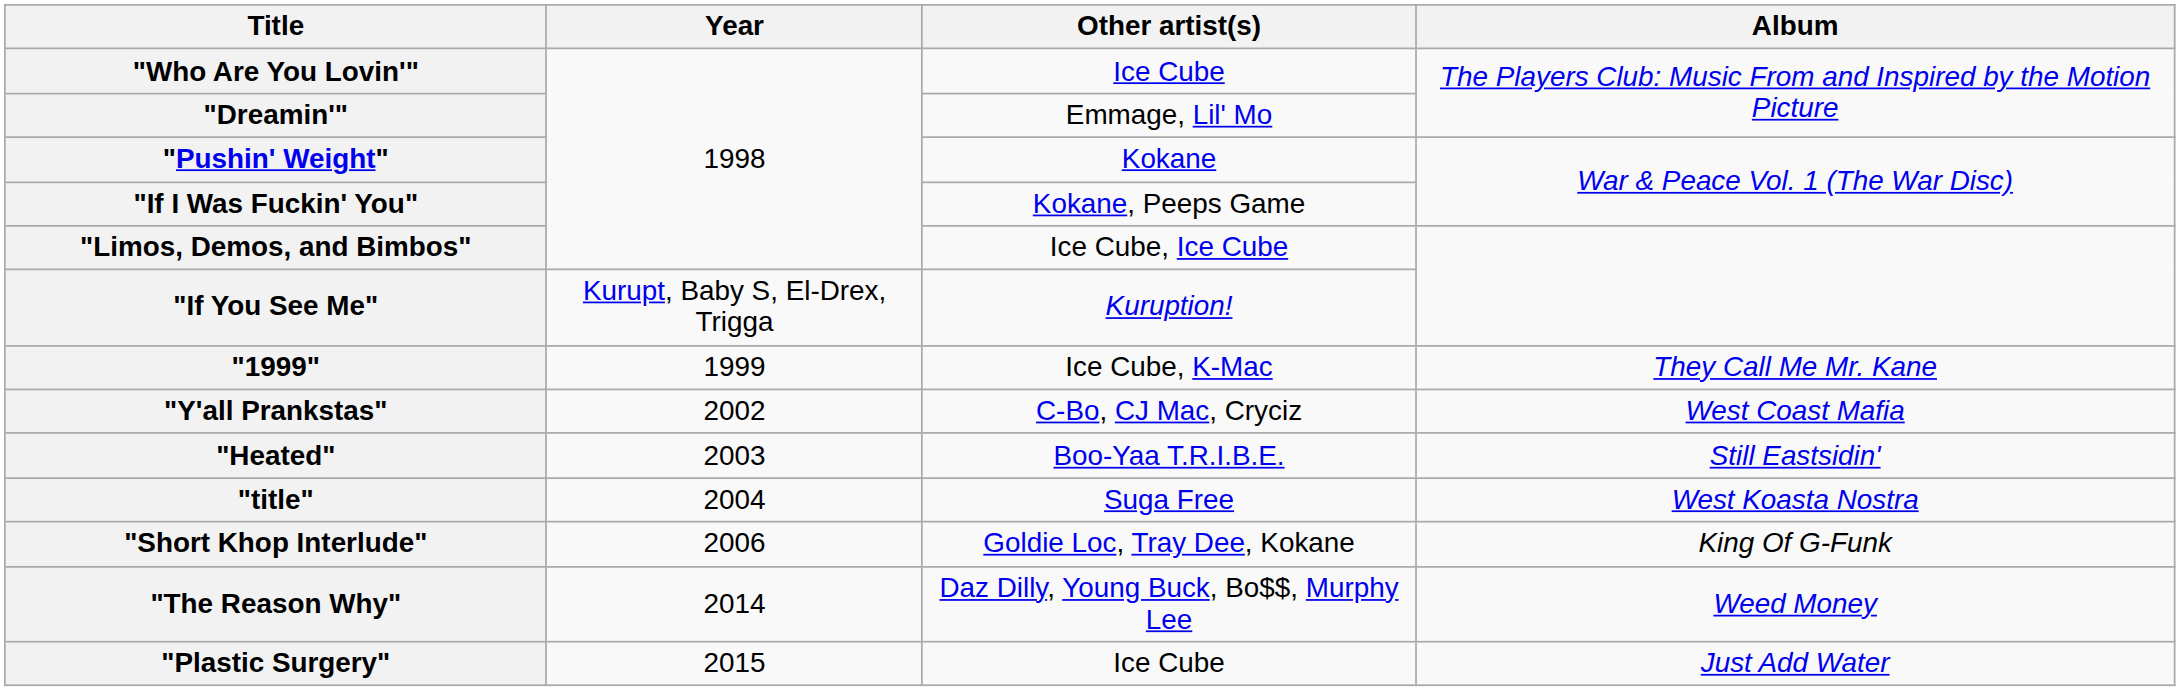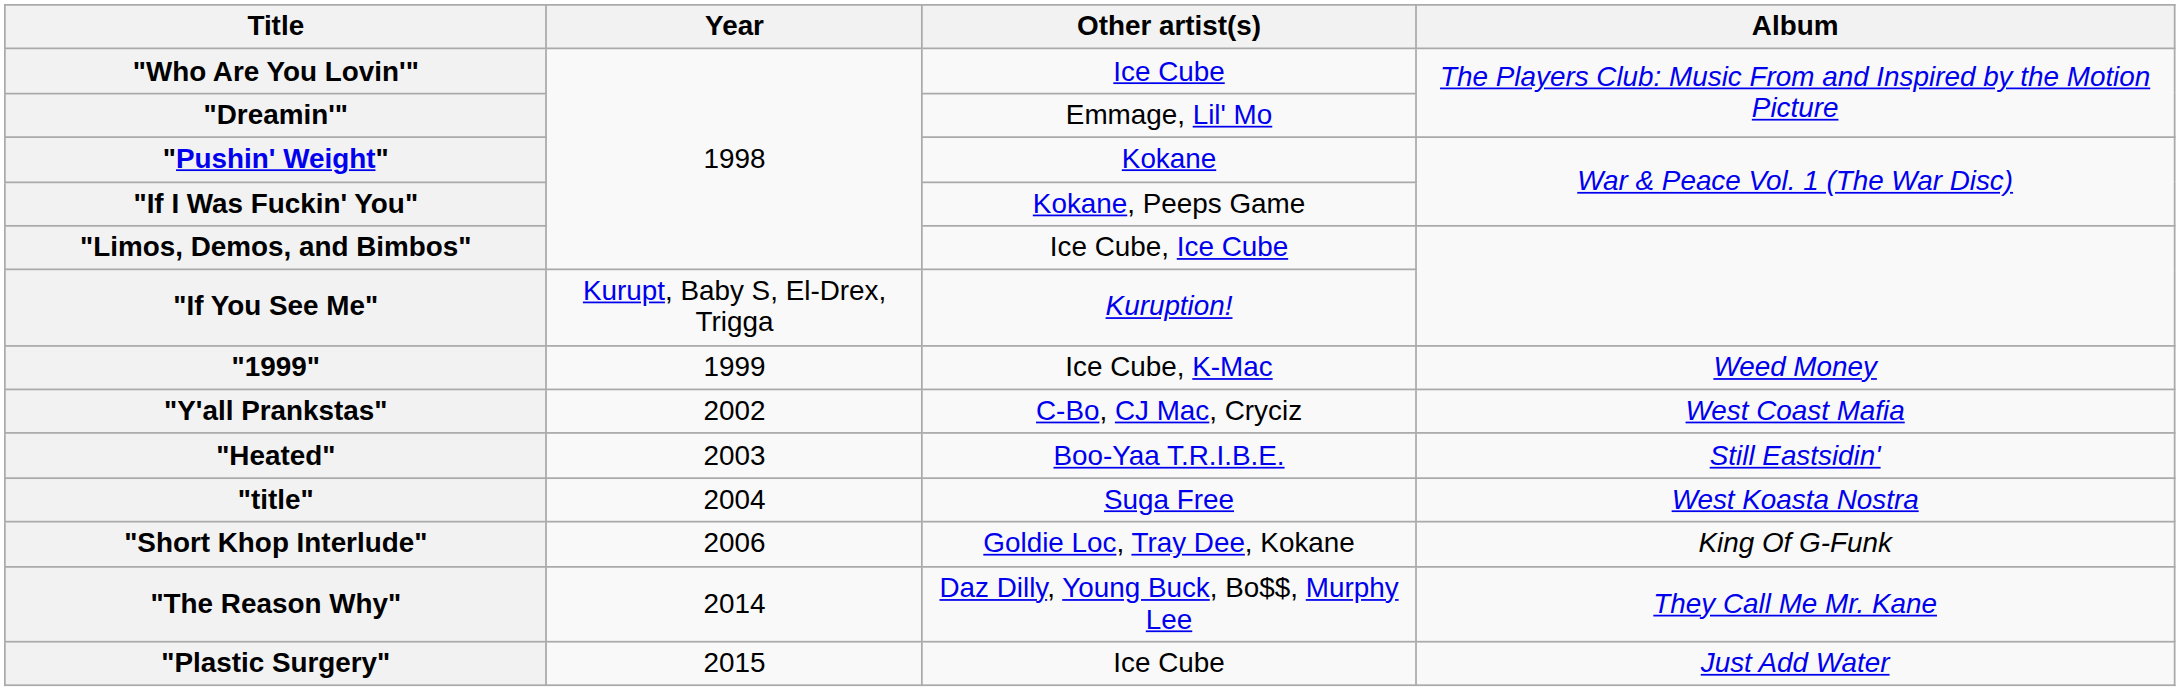(1795, 366) They Call Me Mr. Kane -> (1795, 366) Weed Money
(1795, 603) Weed Money -> (1795, 603) They Call Me Mr. Kane
